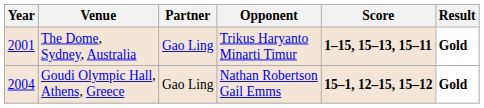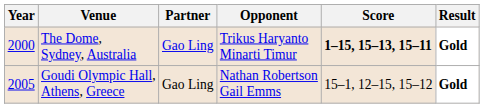(21, 46) 2001 -> (21, 46) 2000
(21, 84) 2004 -> (21, 84) 2005
(378, 84) bold -> (378, 84) normal
